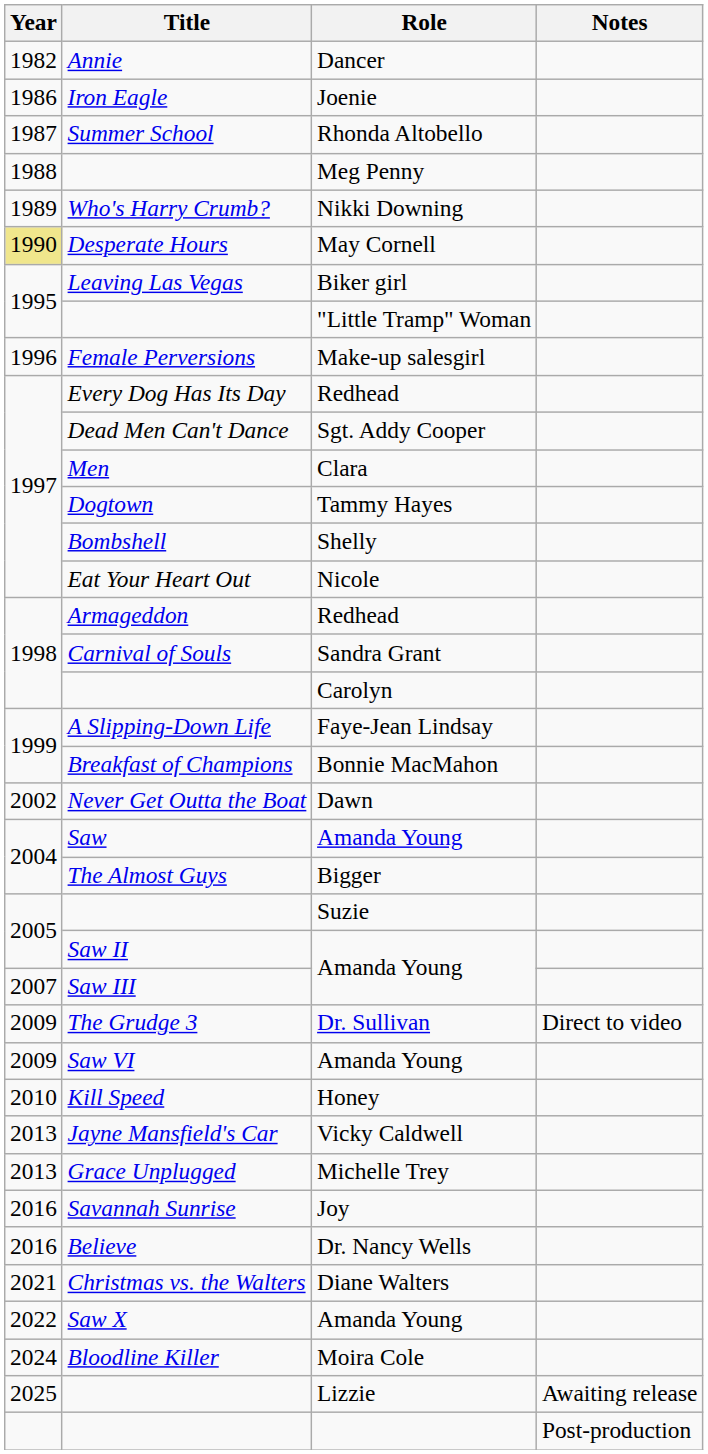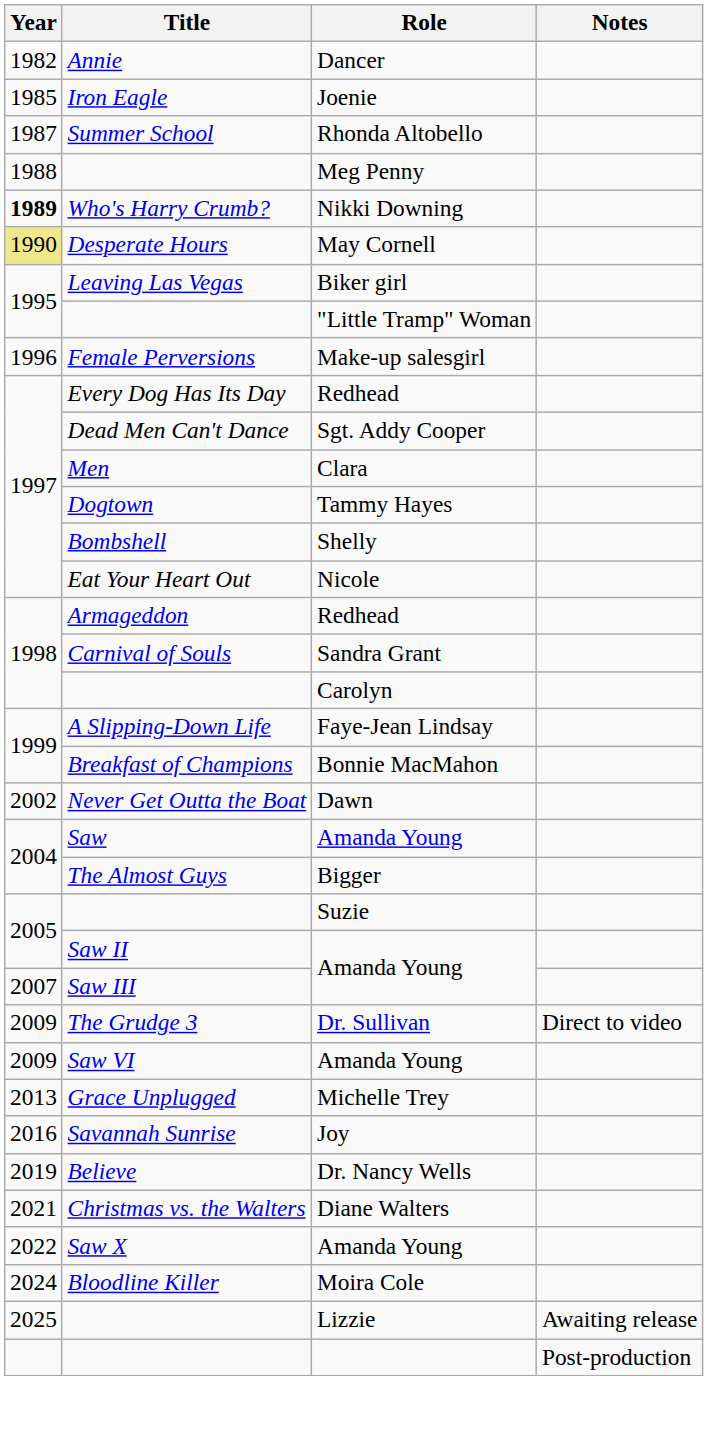(33, 97) 1986 -> (33, 97) 1985
(33, 208) normal -> (33, 208) bold
- row: (116, 1097)
- row: (173, 1134)
(33, 1245) 2016 -> (33, 1171) 2019
